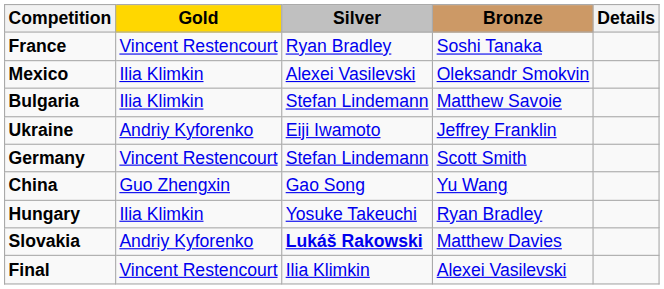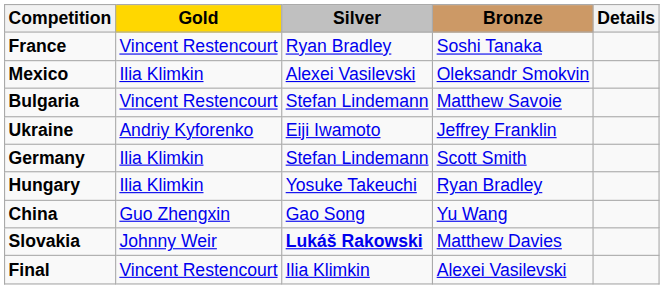(161, 102) Ilia Klimkin -> (198, 102) Vincent Restencourt
(198, 158) Vincent Restencourt -> (161, 158) Ilia Klimkin
rows swapped: (44, 213) <-> (33, 185)
(186, 241) Andriy Kyforenko -> (168, 241) Johnny Weir
